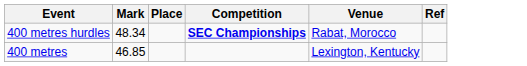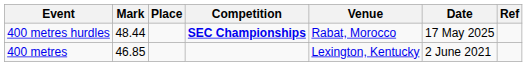+ column: (460, 14)
(130, 33) 48.34 -> (130, 33) 48.44
